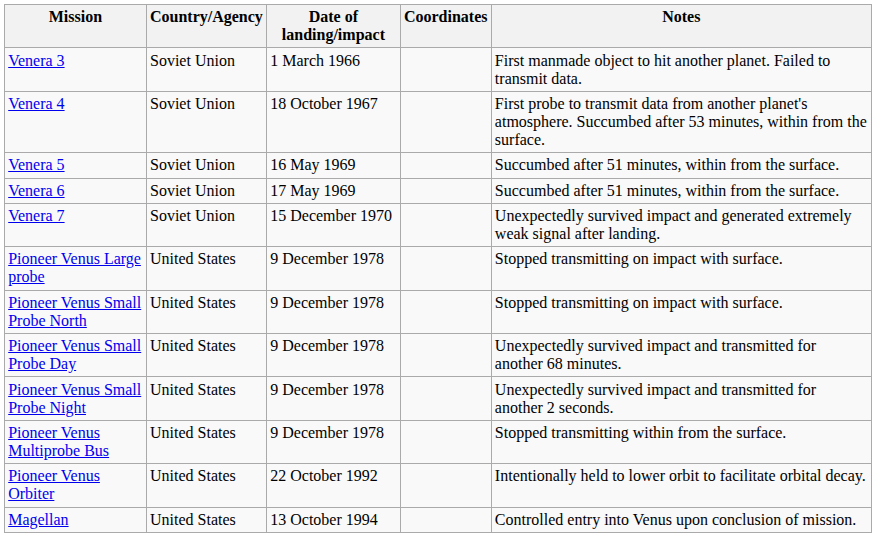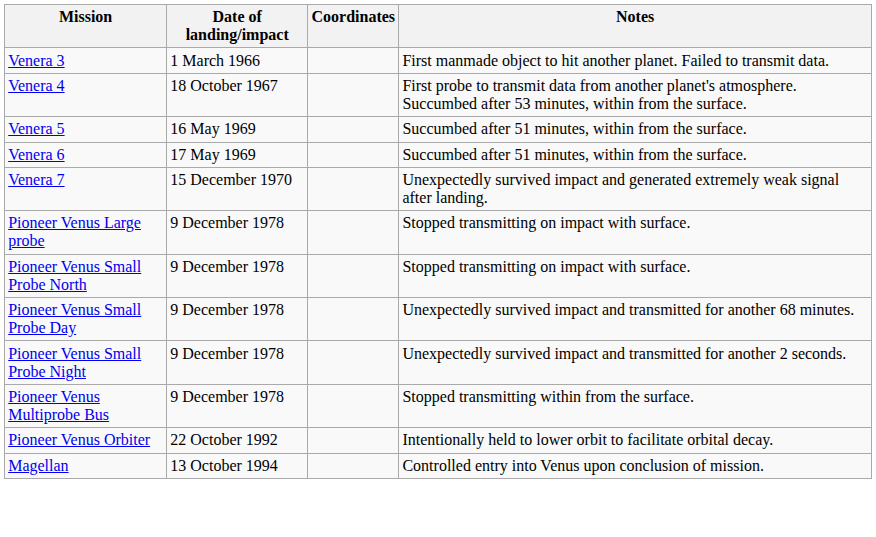- column: (206, 17)
